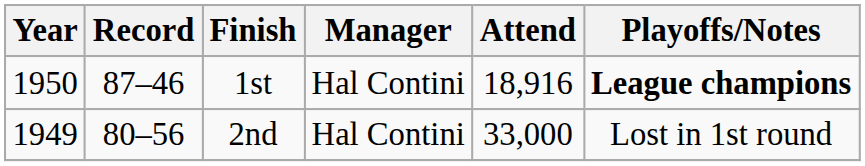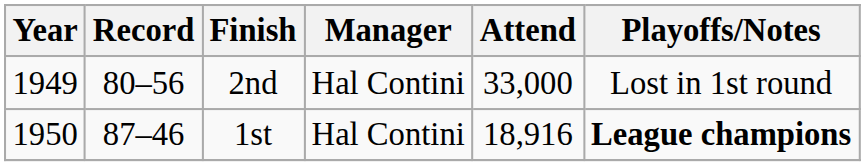rows swapped: (253, 133) <-> (253, 82)
